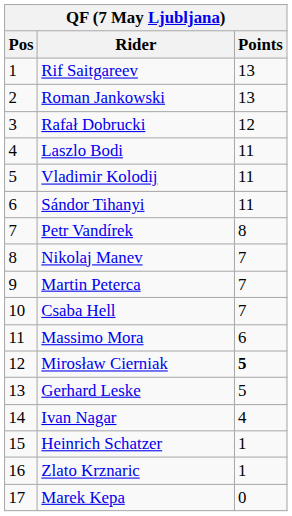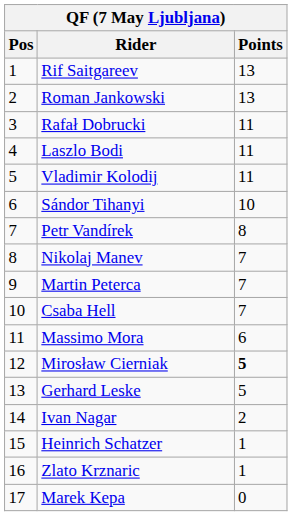(246, 124) 12 -> (246, 124) 11
(246, 204) 11 -> (246, 204) 10
(242, 417) 4 -> (242, 417) 2
